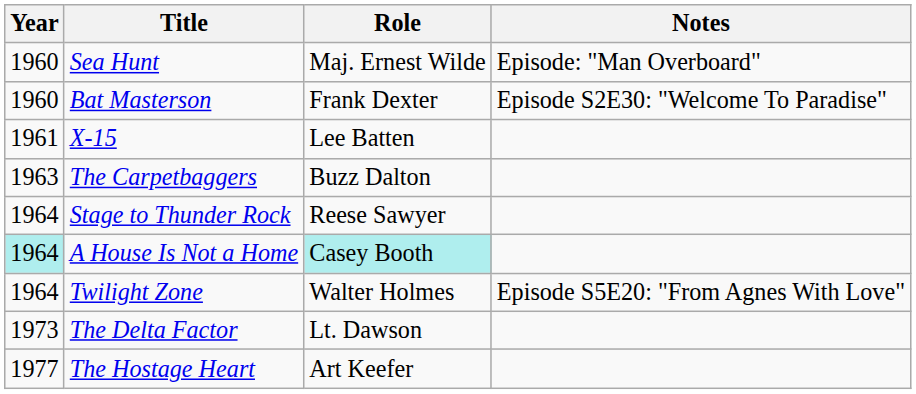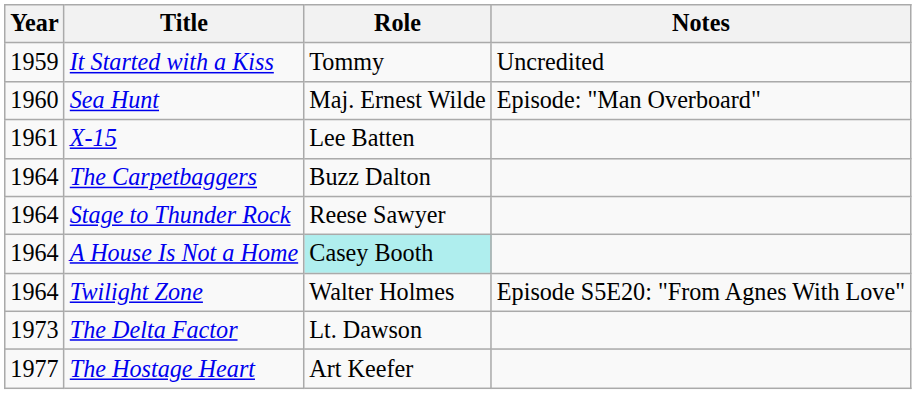+ row: (172, 61)
- row: (141, 100)
(34, 176) 1963 -> (34, 176) 1964
(34, 253) paleturquoise background -> (34, 253) no background
